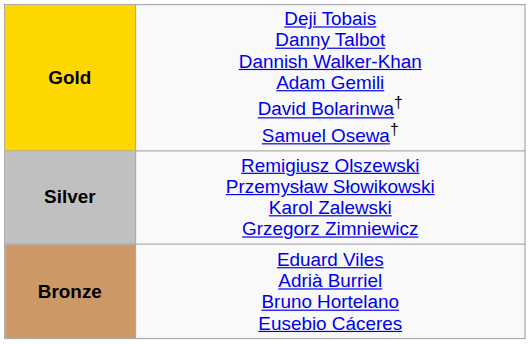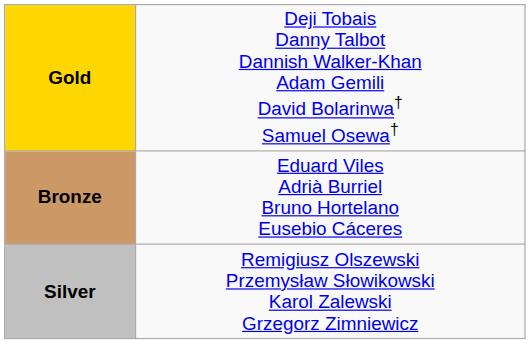rows swapped: (70, 197) <-> (70, 291)
